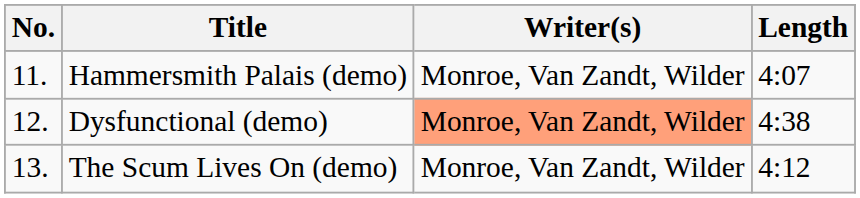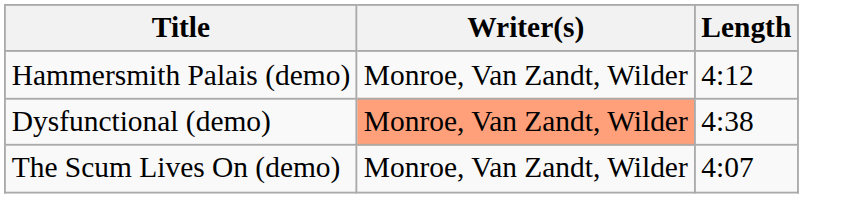- column: (33, 27)
(784, 74) 4:07 -> (727, 74) 4:12
(784, 167) 4:12 -> (727, 167) 4:07
